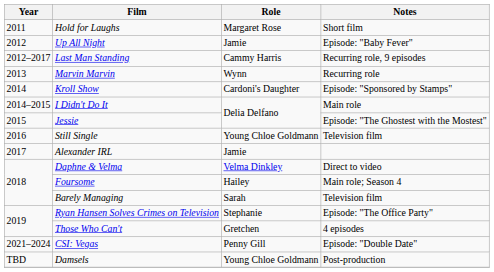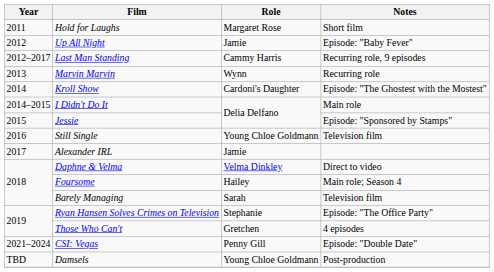(388, 89) Episode: "Sponsored by Stamps" -> (405, 89) Episode: "The Ghostest with the Mostest"
(405, 120) Episode: "The Ghostest with the Mostest" -> (388, 120) Episode: "Sponsored by Stamps"
